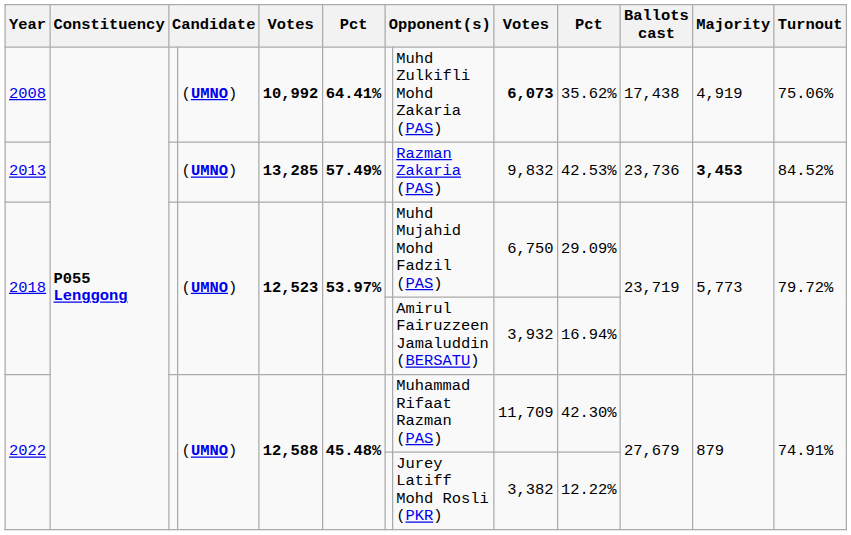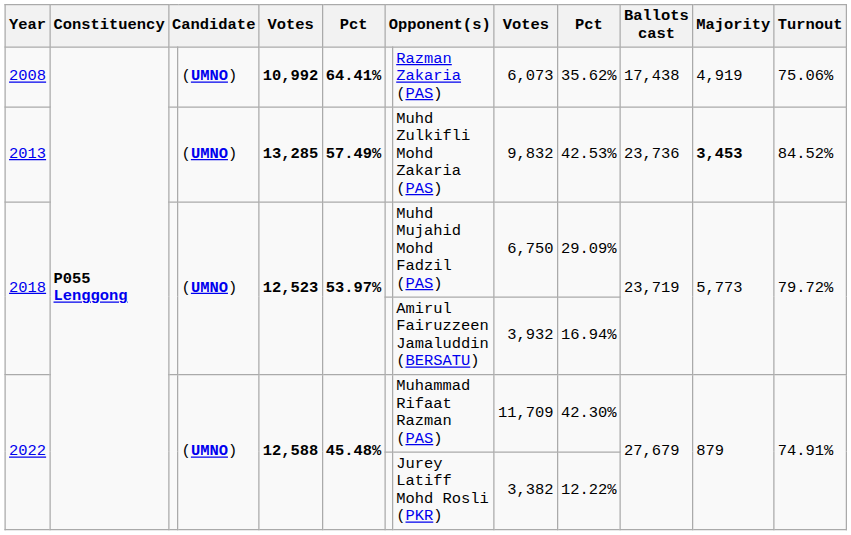(433, 95) Muhd Zulkifli Mohd Zakaria (PAS) -> (429, 77) Razman Zakaria (PAS)
(530, 95) bold -> (530, 77) normal
(429, 172) Razman Zakaria (PAS) -> (433, 154) Muhd Zulkifli Mohd Zakaria (PAS)
